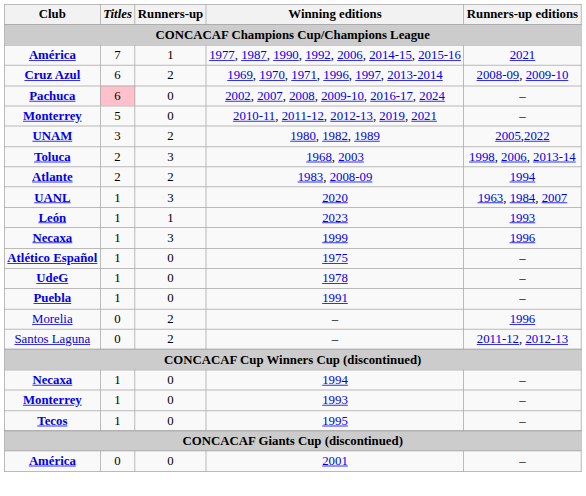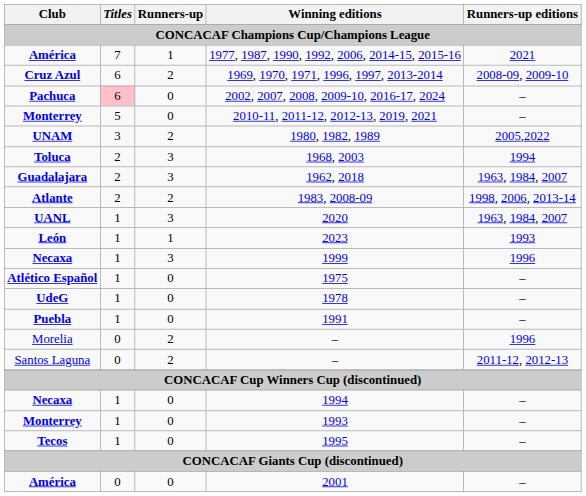(522, 156) 1998, 2006, 2013-14 -> (522, 156) 1994
+ row: (52, 177)
(522, 177) 1994 -> (522, 197) 1998, 2006, 2013-14
